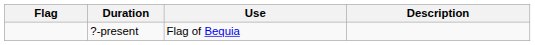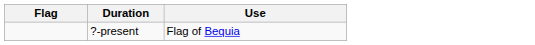- column: (438, 13)
